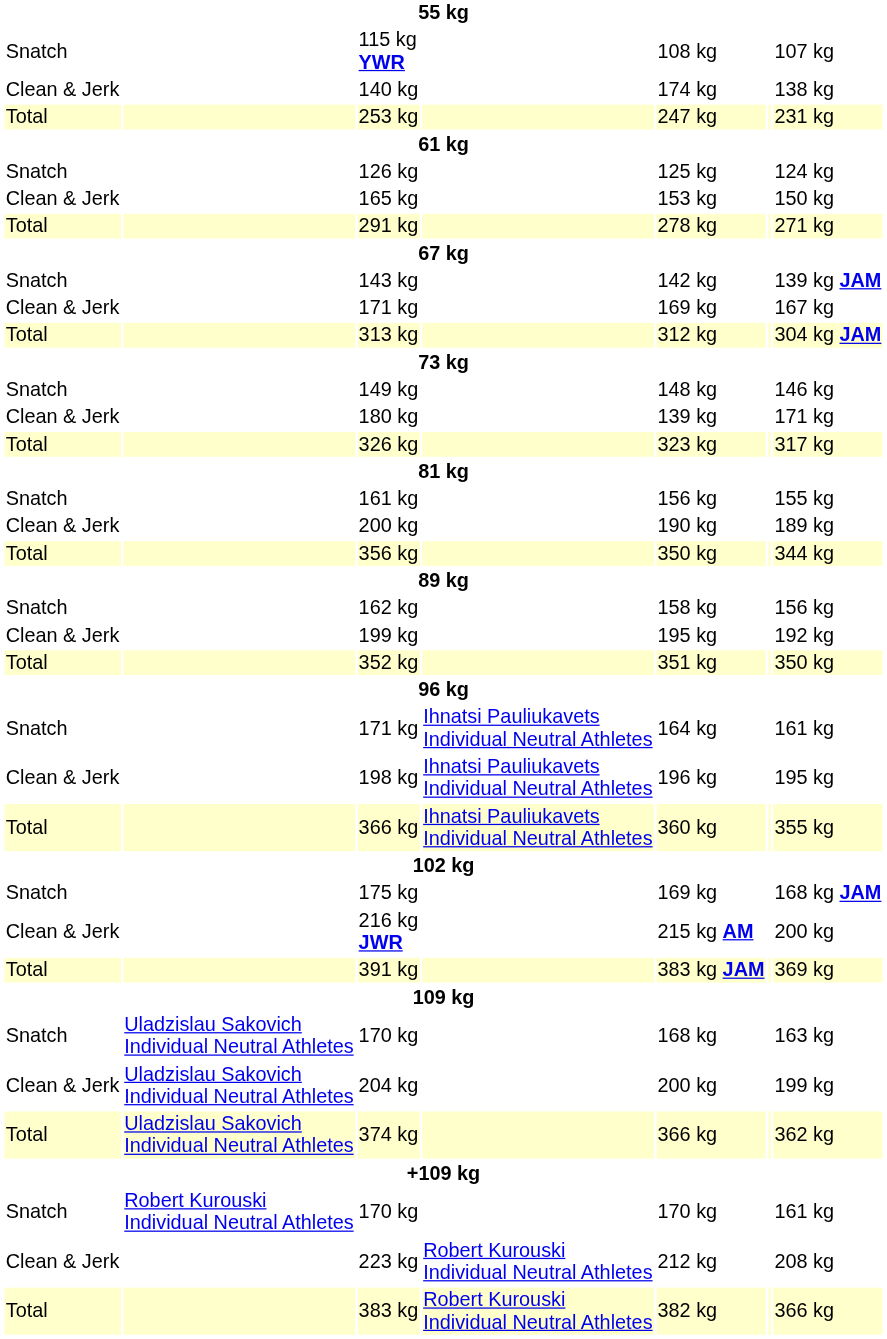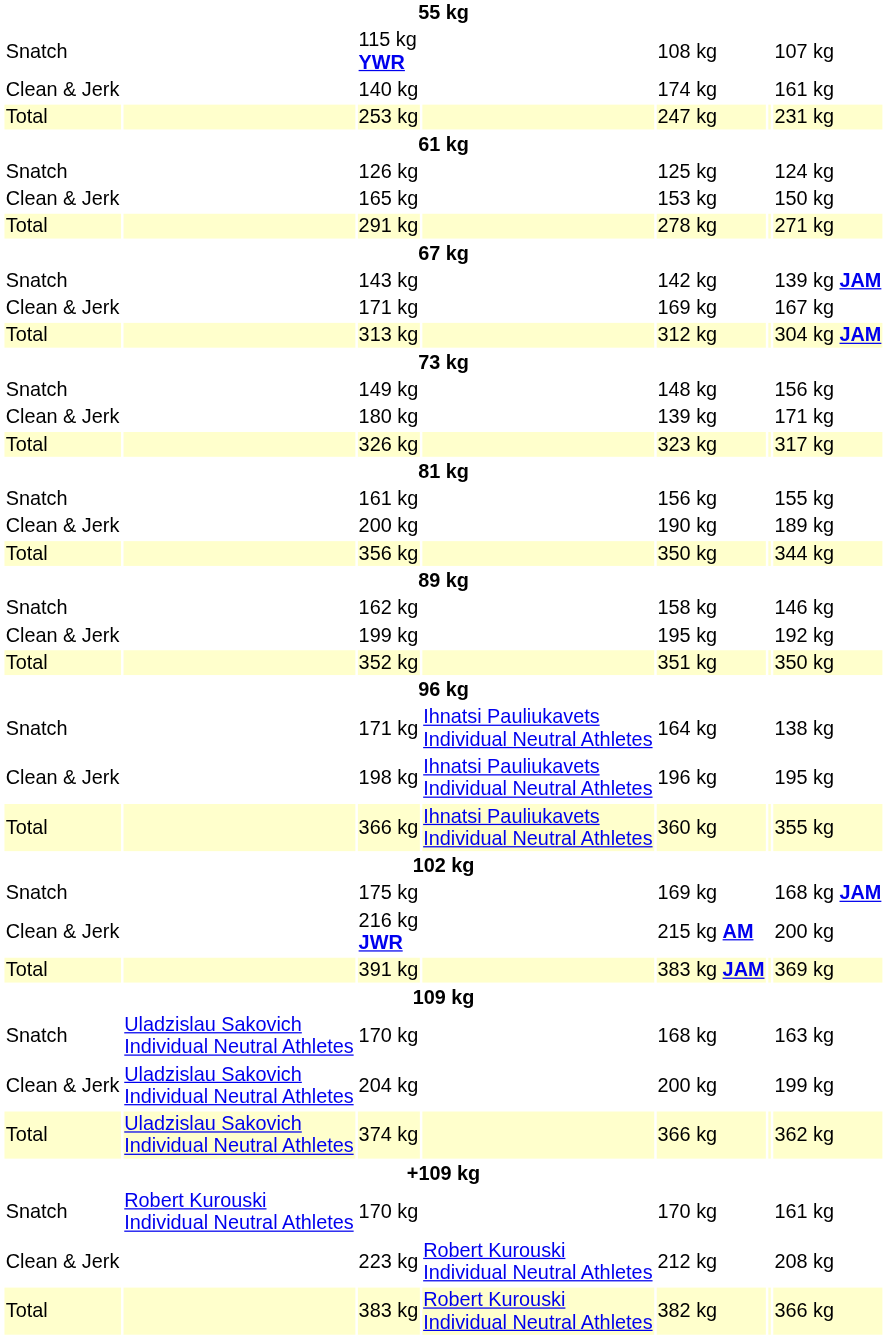(804, 89) 138 kg -> (804, 89) 161 kg
(804, 389) 146 kg -> (804, 389) 156 kg
(804, 607) 156 kg -> (804, 607) 146 kg
(804, 728) 161 kg -> (804, 728) 138 kg
